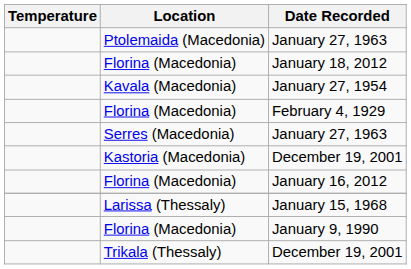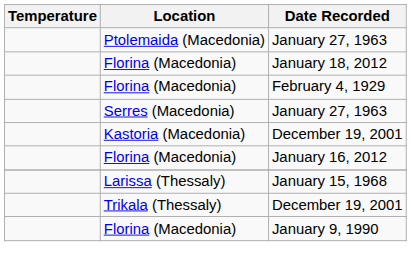- row: (170, 87)
rows swapped: (170, 228) <-> (163, 252)
